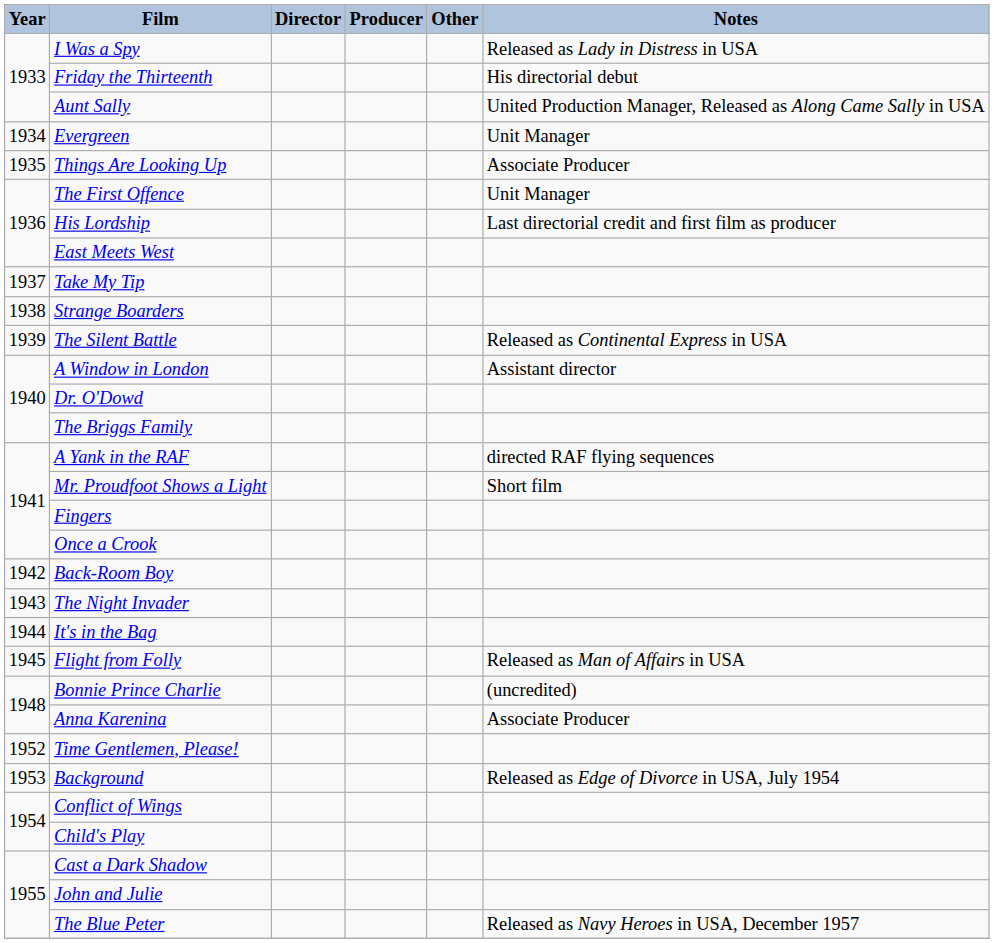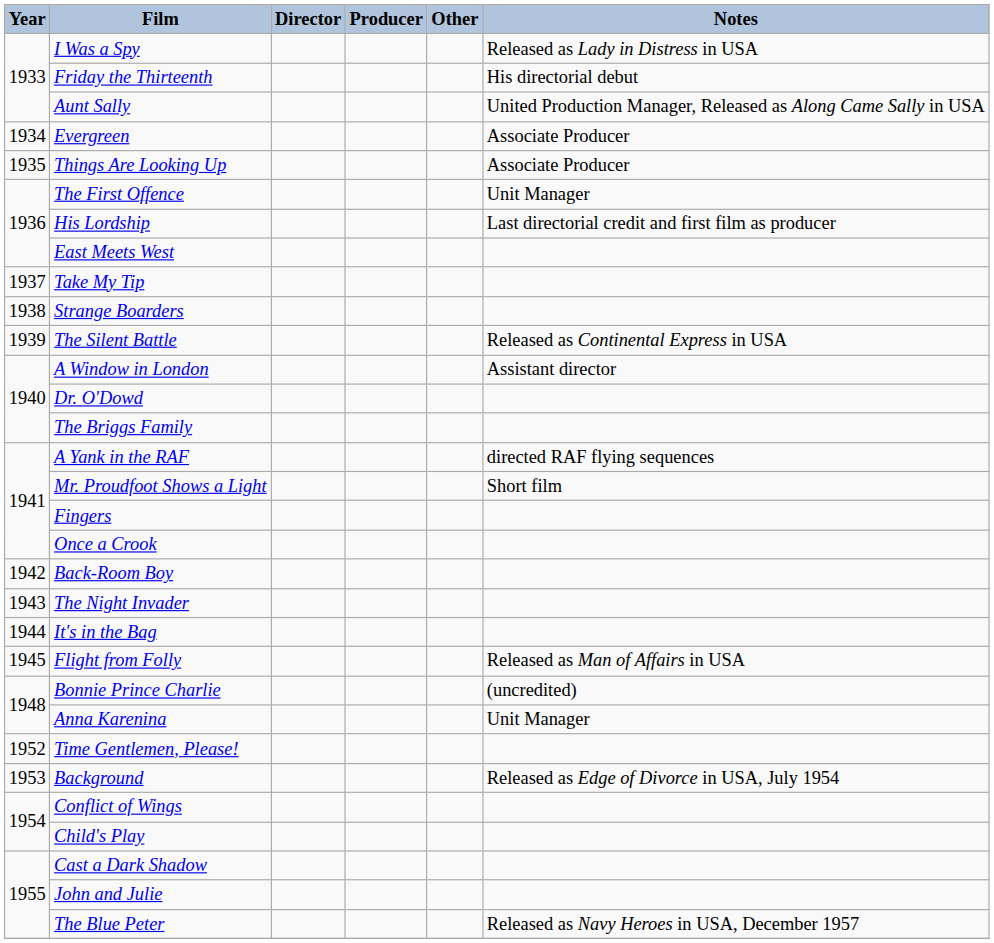(538, 135) Unit Manager -> (558, 135) Associate Producer
(558, 719) Associate Producer -> (538, 719) Unit Manager
